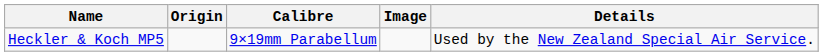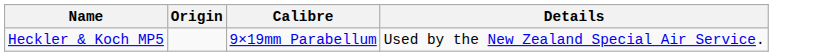- column: (405, 16)
